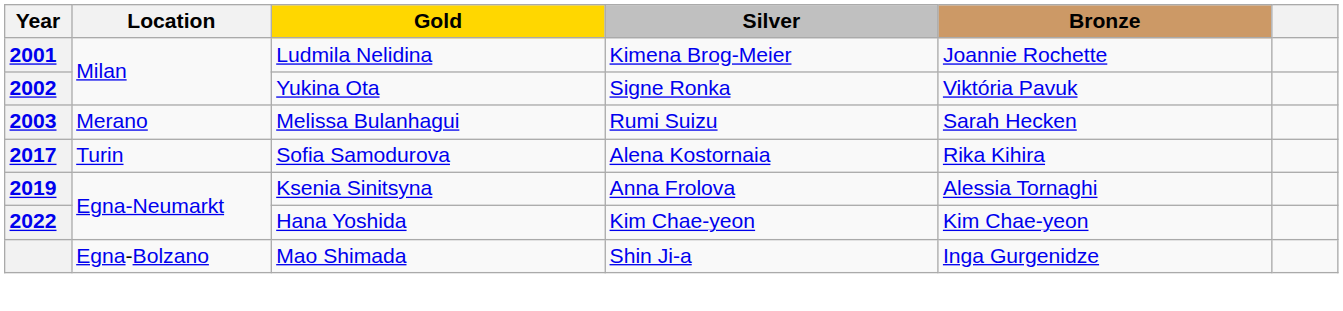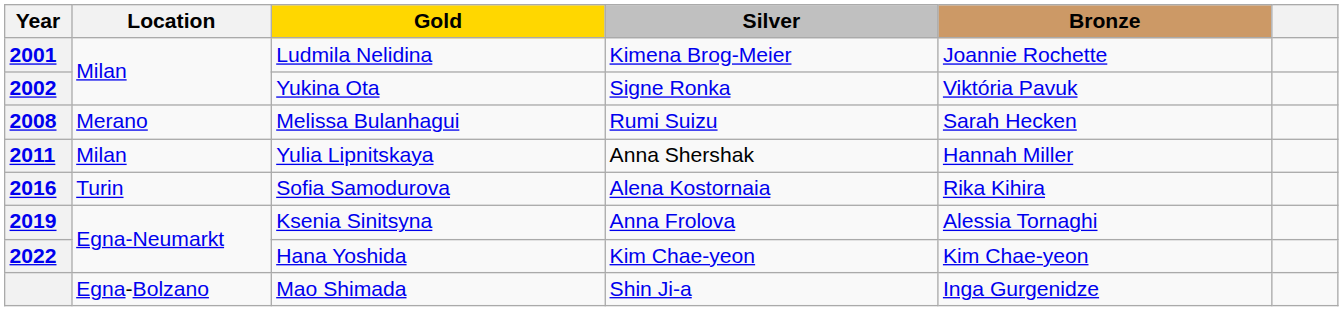(33, 121) 2003 -> (33, 121) 2008
+ row: (355, 155)
(33, 155) 2017 -> (33, 188) 2016
